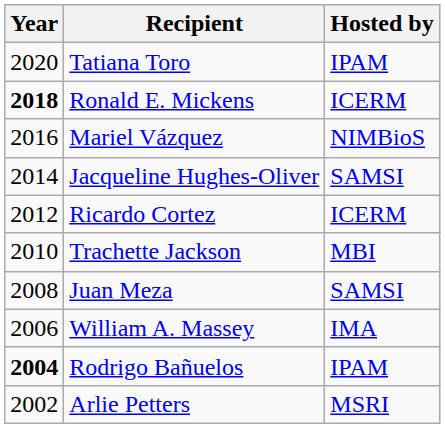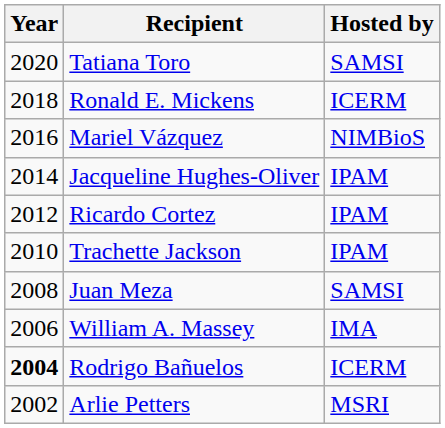(359, 61) IPAM -> (367, 61) SAMSI
(34, 99) bold -> (34, 99) normal
(367, 175) SAMSI -> (359, 175) IPAM
(368, 213) ICERM -> (359, 213) IPAM
(353, 251) MBI -> (359, 251) IPAM
(359, 366) IPAM -> (368, 366) ICERM
